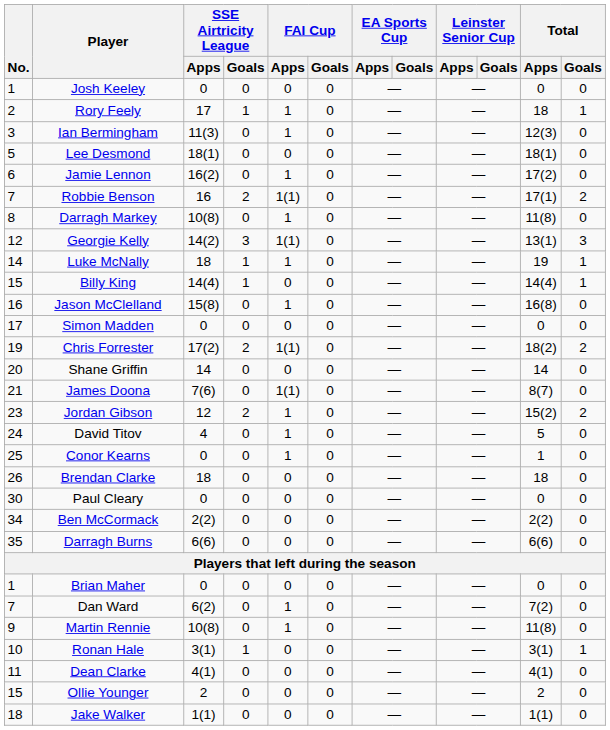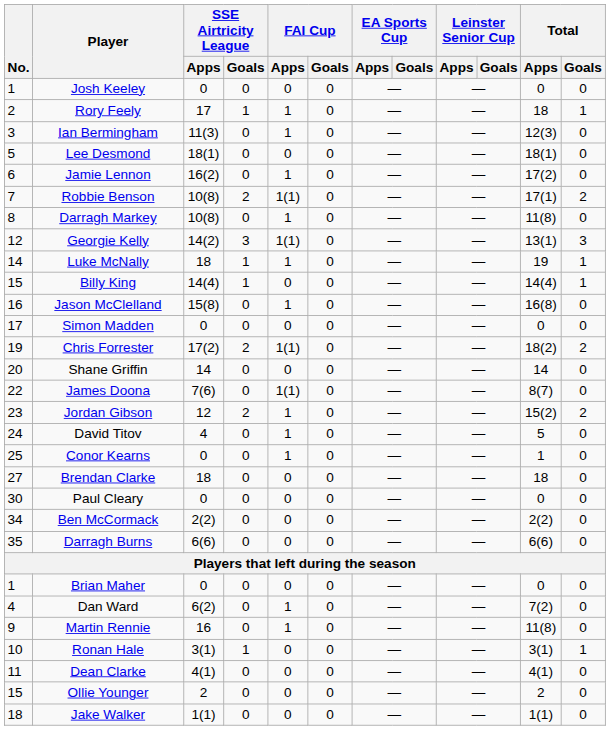(204, 196) 16 -> (204, 196) 10(8)
(15, 390) 21 -> (15, 390) 22
(15, 477) 26 -> (15, 477) 27
(11, 606) 7 -> (11, 606) 4
(204, 628) 10(8) -> (204, 628) 16
